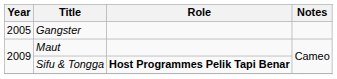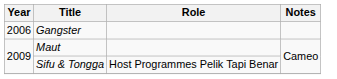(19, 30) 2005 -> (19, 30) 2006
(199, 64) bold -> (194, 64) normal
